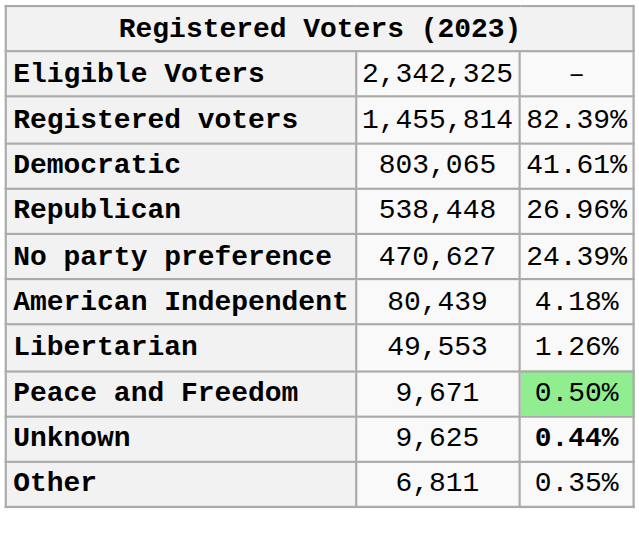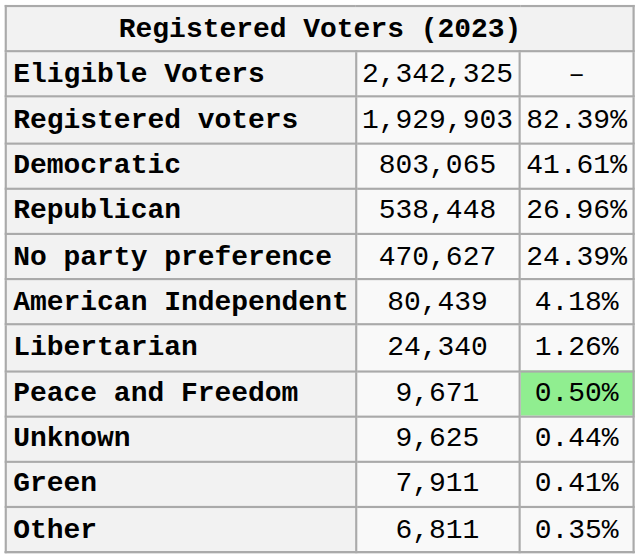(437, 120) 1,455,814 -> (437, 120) 1,929,903
(437, 348) 49,553 -> (437, 348) 24,340
(577, 439) bold -> (577, 439) normal
+ row: (55, 484)
